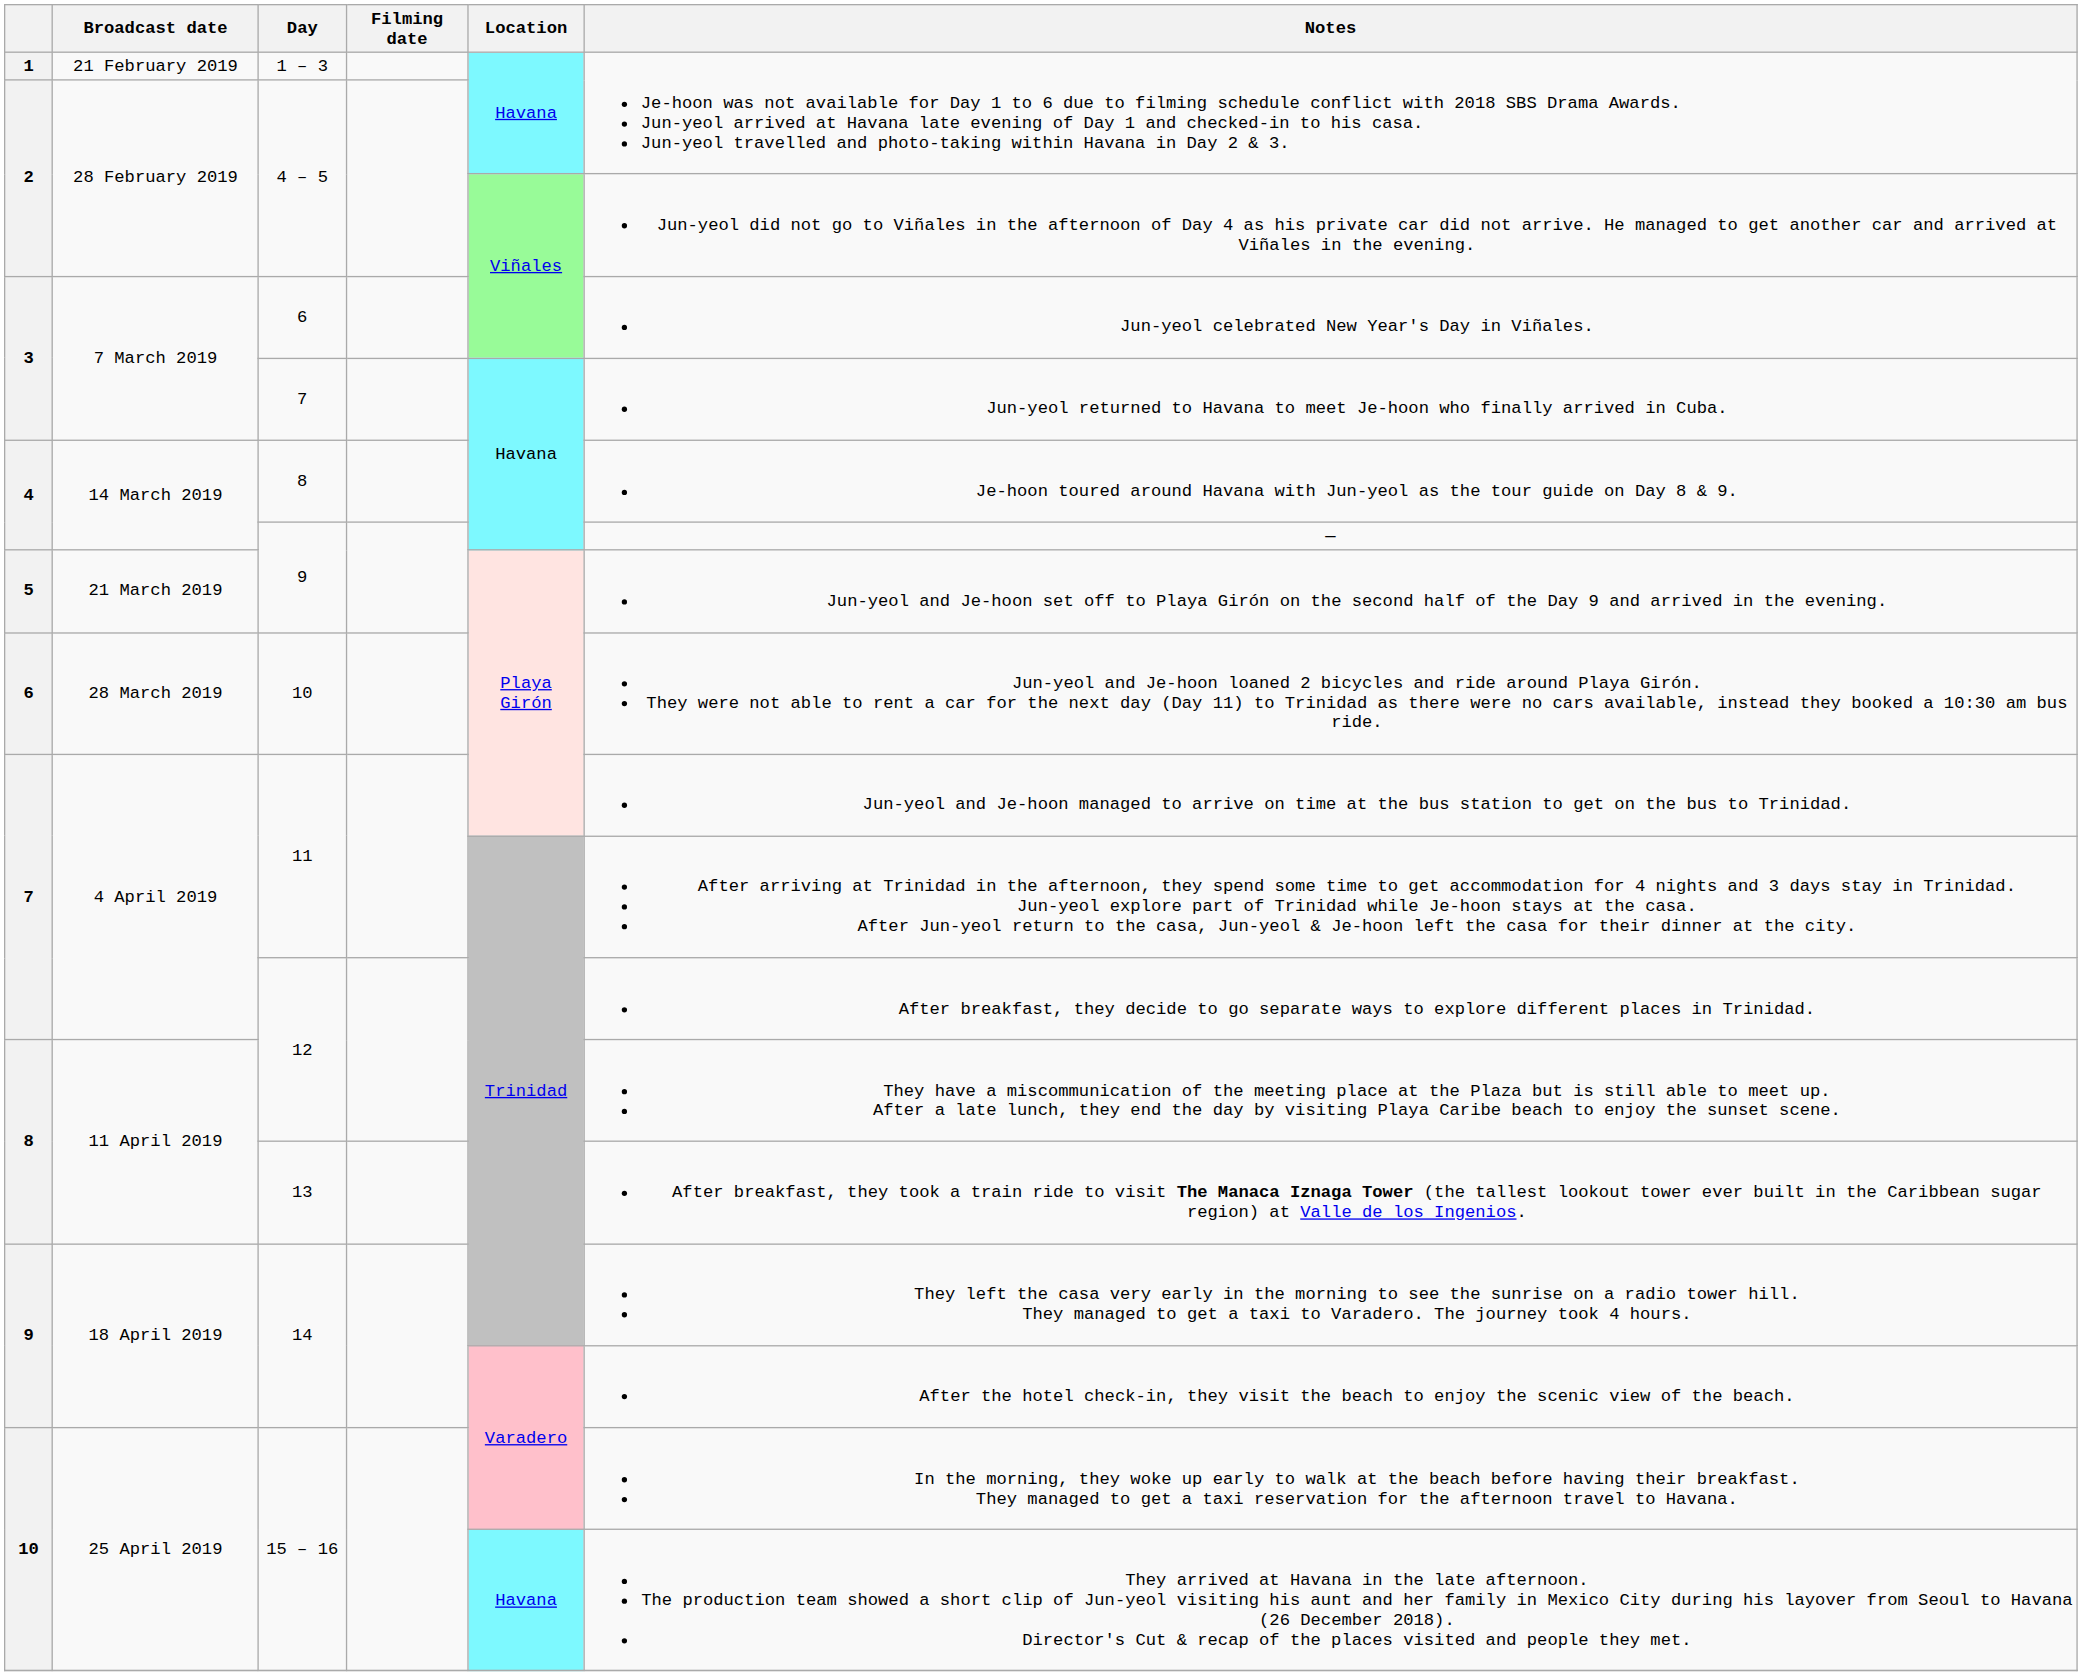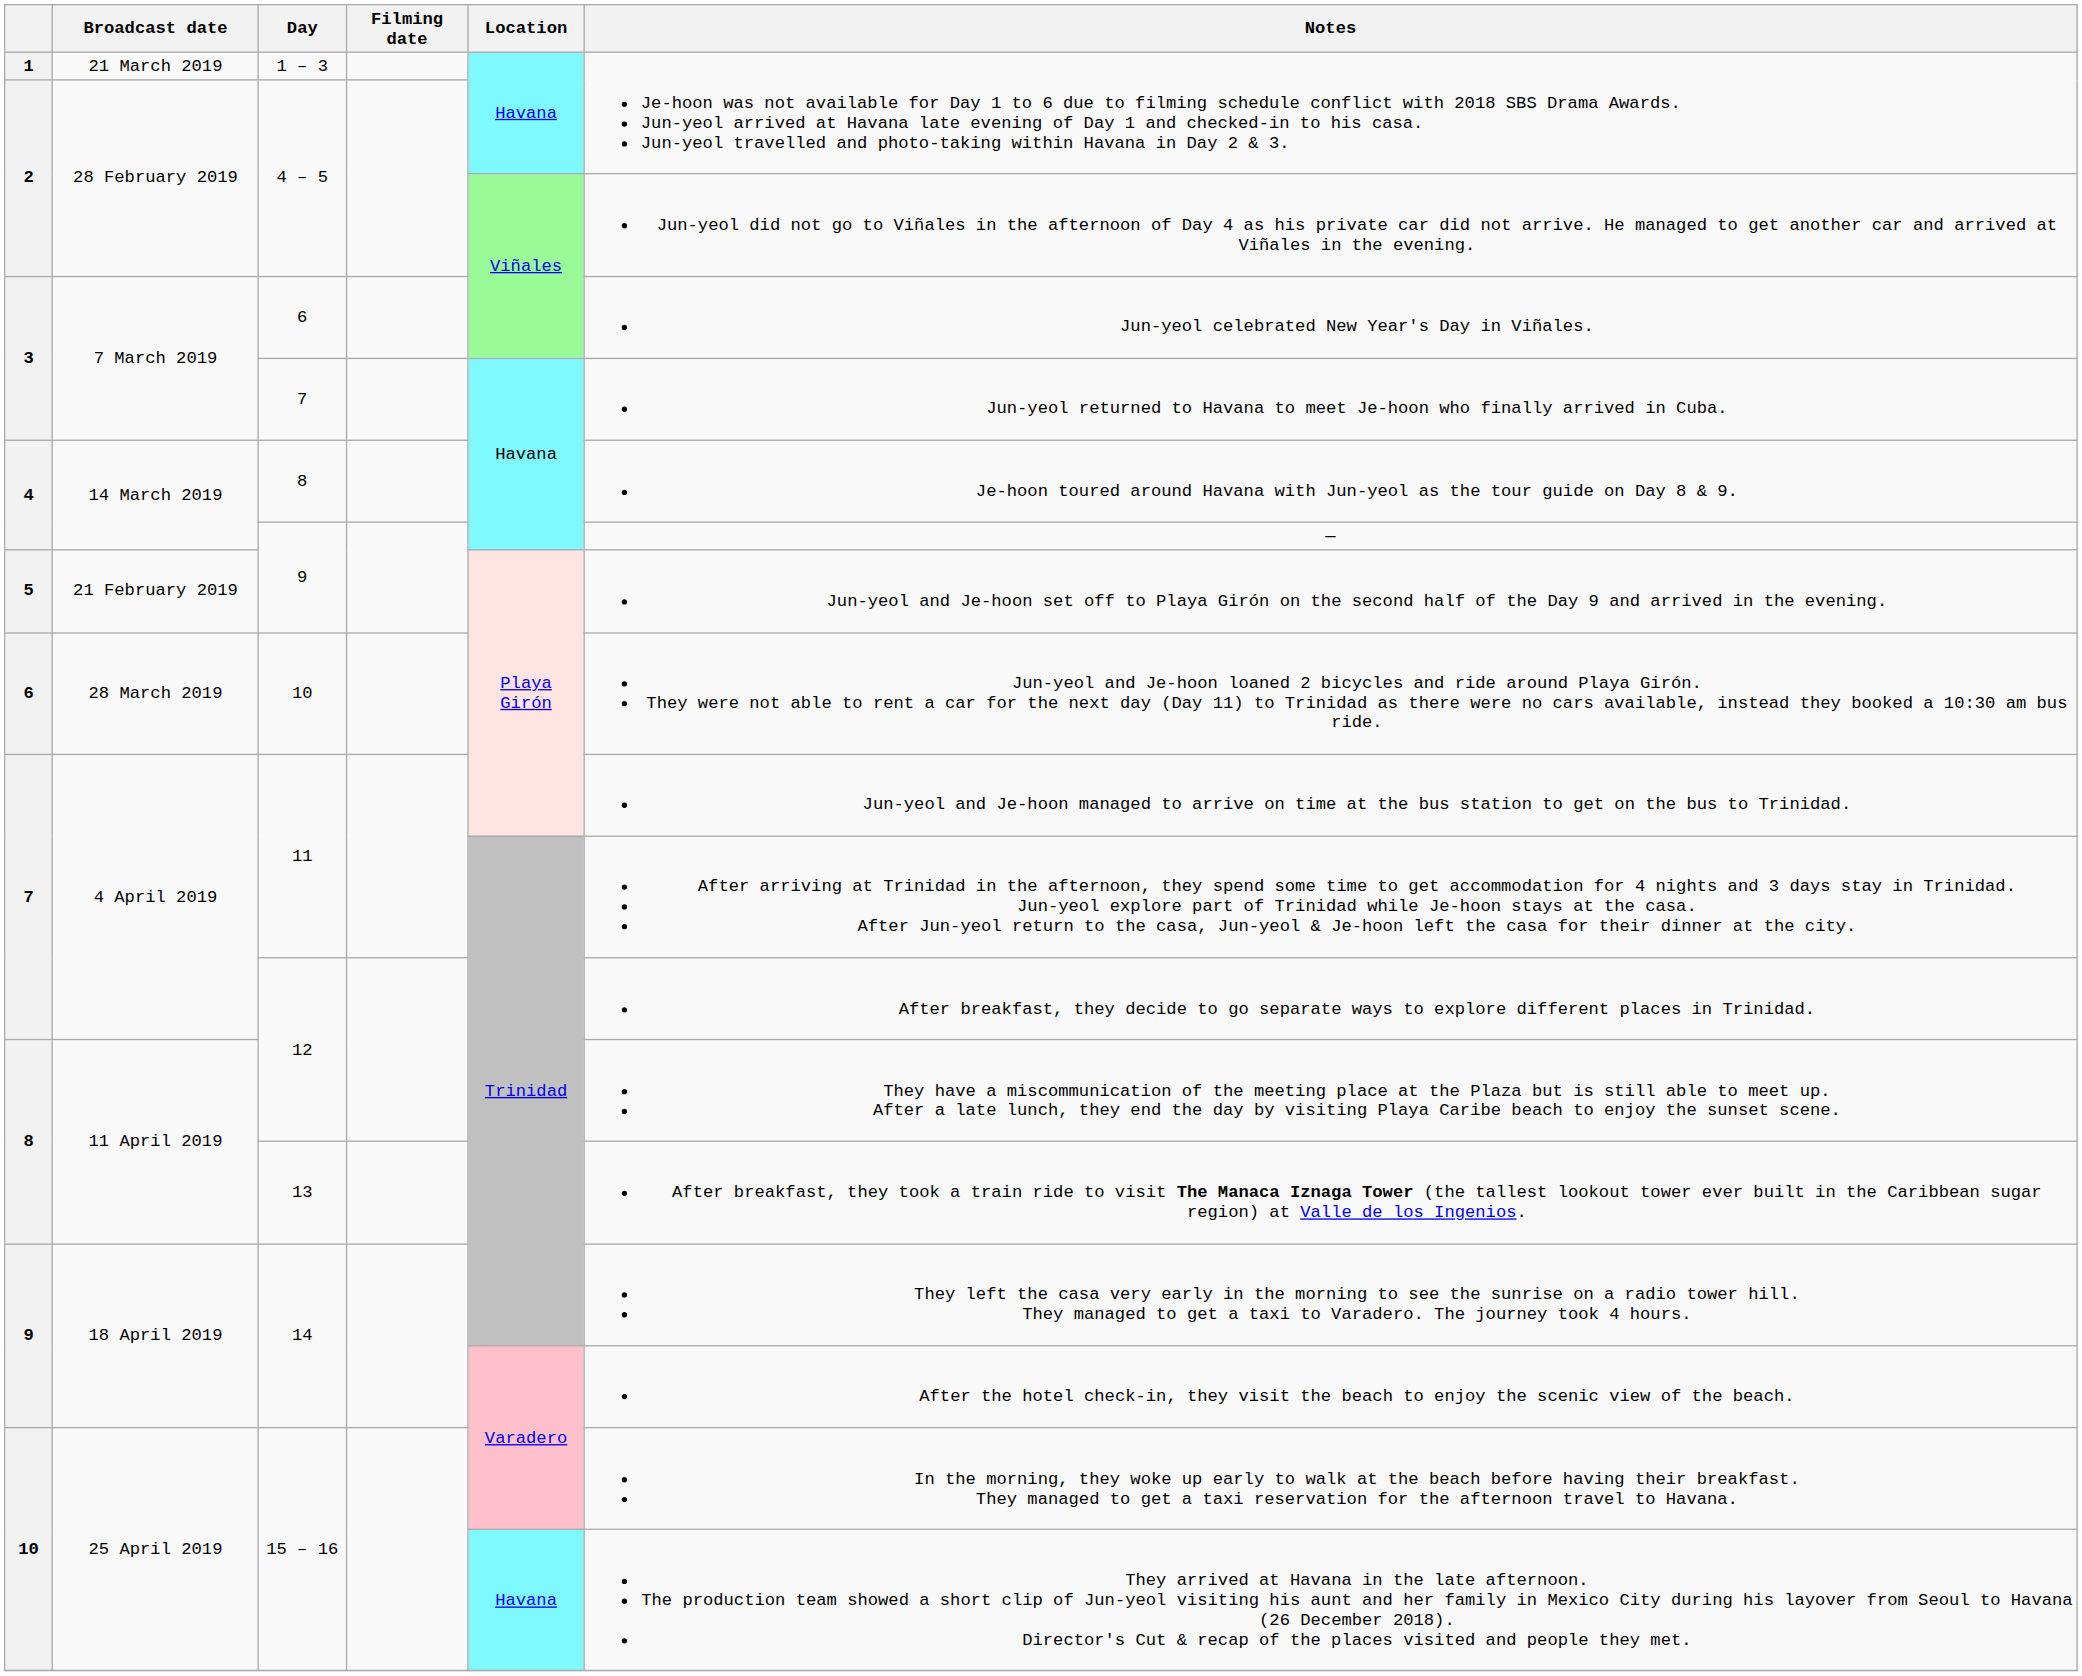(156, 66) 21 February 2019 -> (156, 66) 21 March 2019
(156, 591) 21 March 2019 -> (156, 591) 21 February 2019
